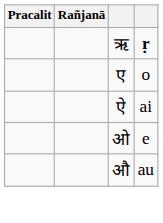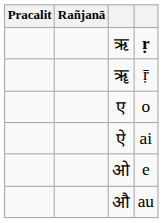+ row: (121, 75)
